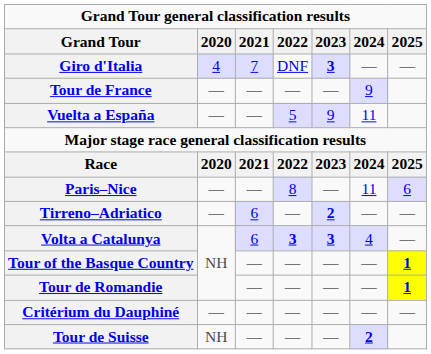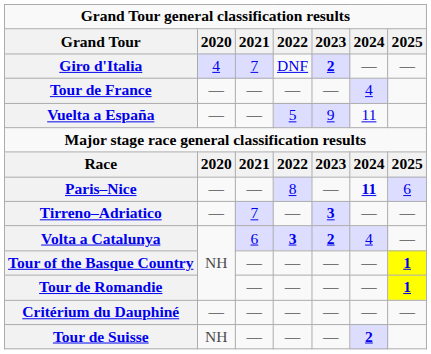(331, 66) 3 -> (331, 66) 2
(369, 90) 9 -> (369, 90) 4
(369, 189) normal -> (369, 189) bold
(254, 213) 6 -> (254, 213) 7
(331, 213) 2 -> (331, 213) 3
(331, 238) 3 -> (331, 238) 2
